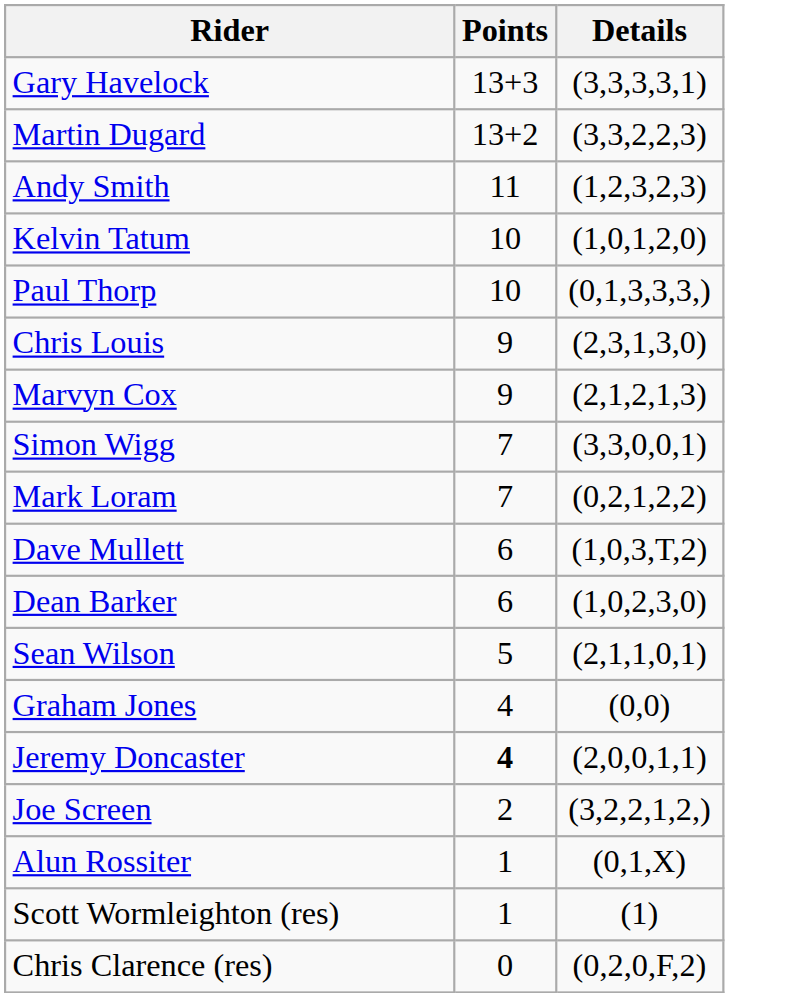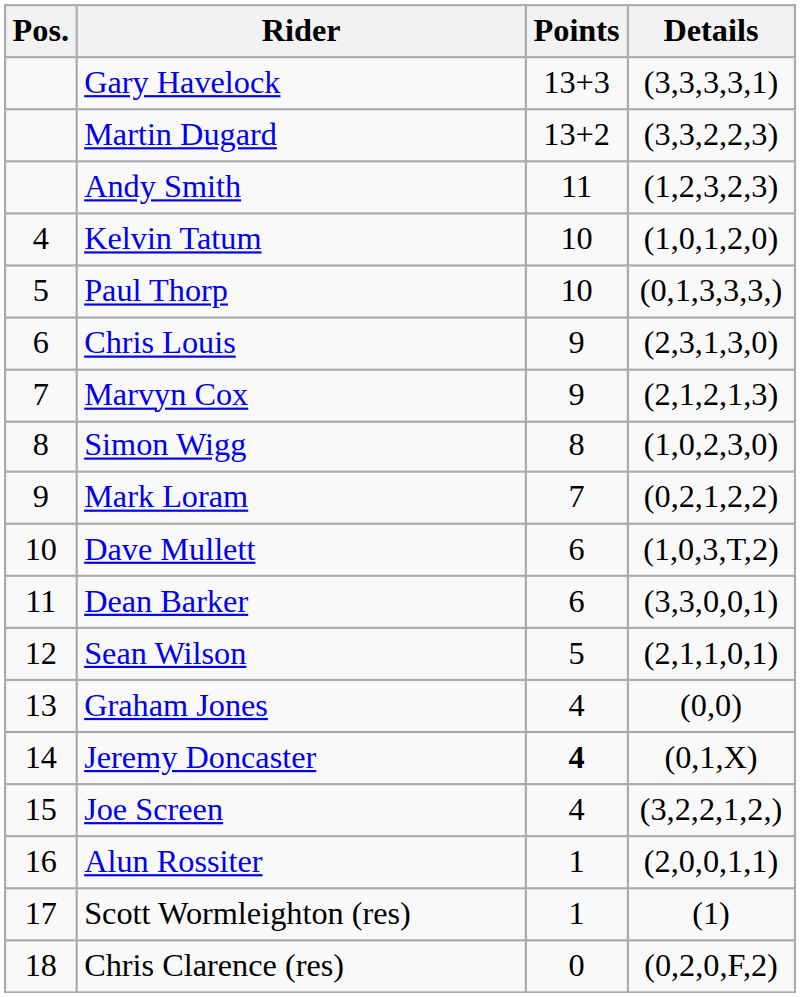+ column: (41, 30)
(505, 445) 7 -> (577, 445) 8
(639, 445) (3,3,0,0,1) -> (711, 445) (1,0,2,3,0)
(639, 601) (1,0,2,3,0) -> (711, 601) (3,3,0,0,1)
(639, 757) (2,0,0,1,1) -> (711, 757) (0,1,X)
(505, 809) 2 -> (577, 809) 4
(639, 861) (0,1,X) -> (711, 861) (2,0,0,1,1)
